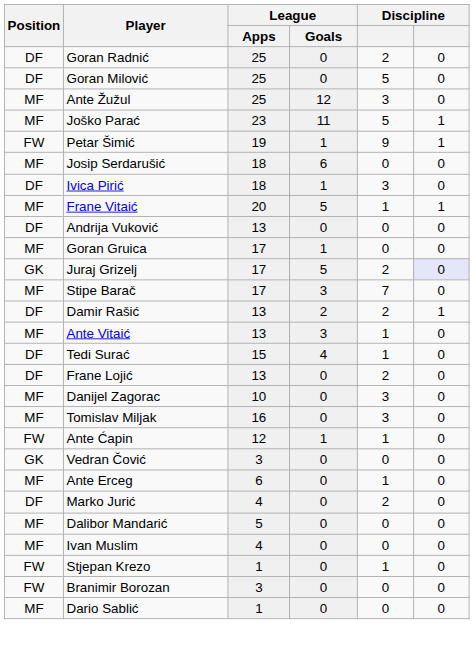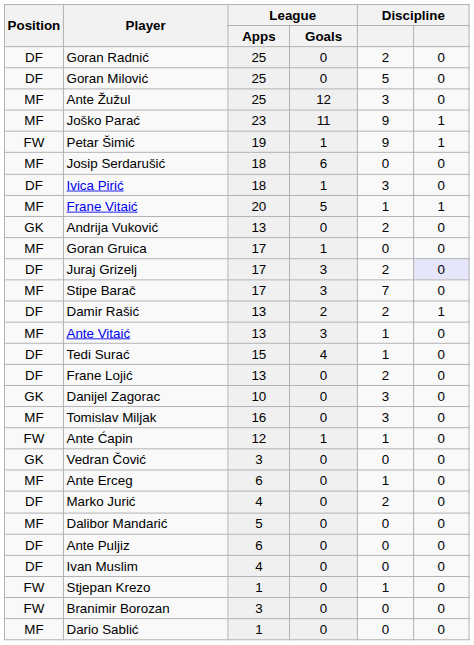(385, 121) 5 -> (385, 121) 9
(34, 227) DF -> (34, 227) GK
(385, 227) 0 -> (385, 227) 2
(34, 269) GK -> (34, 269) DF
(324, 269) 5 -> (324, 269) 3
(34, 396) MF -> (34, 396) GK
+ row: (98, 545)
(34, 545) MF -> (34, 566) DF
